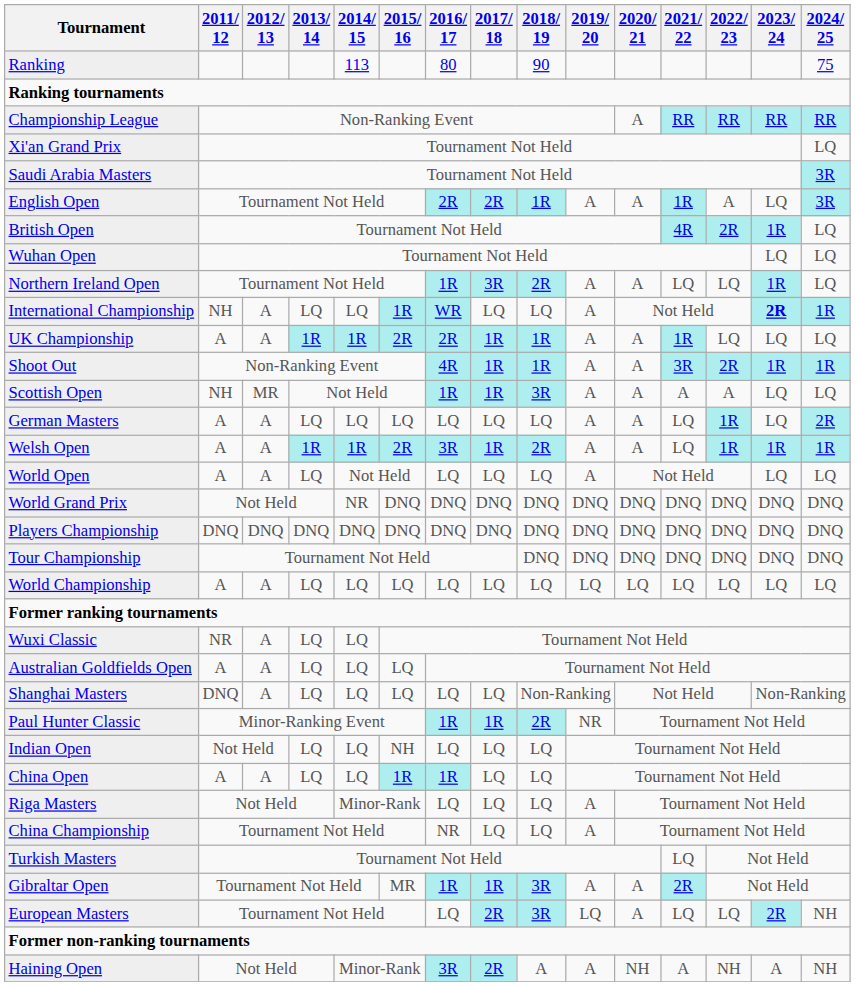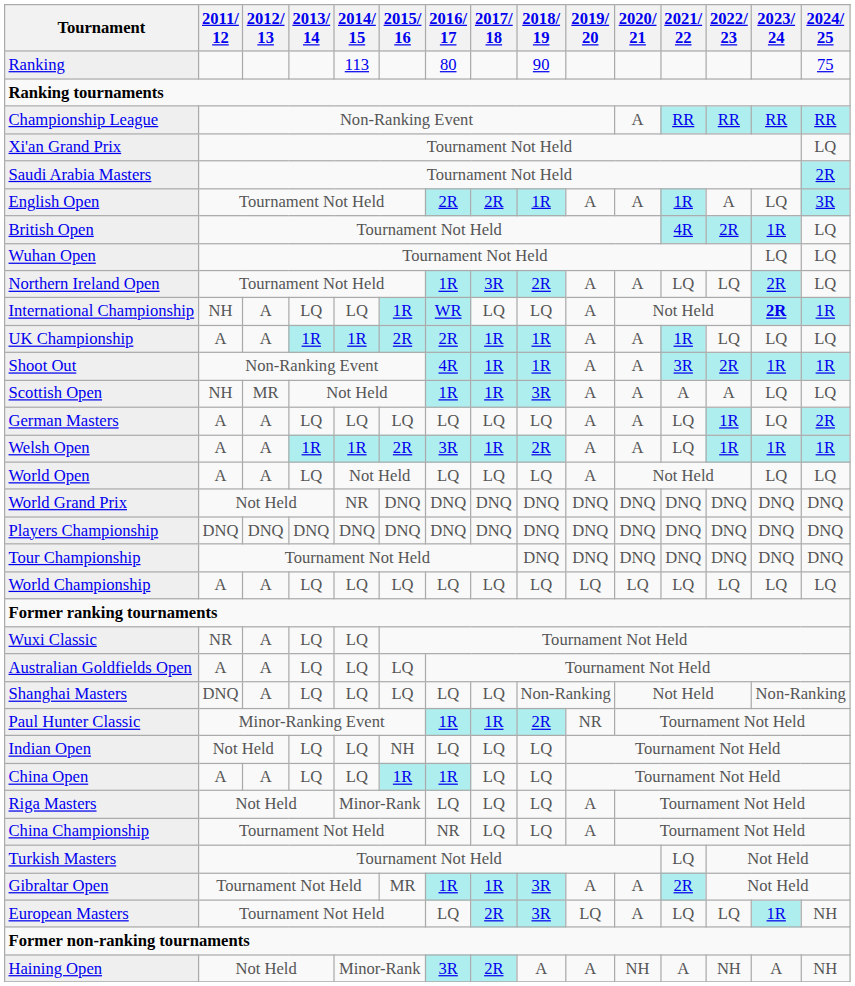(825, 174) 3R -> (825, 174) 2R
(776, 283) 1R -> (776, 283) 2R
(776, 913) 2R -> (776, 913) 1R
